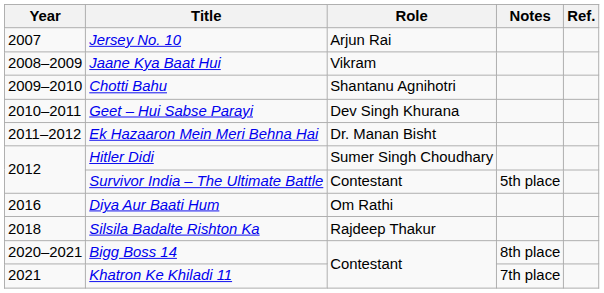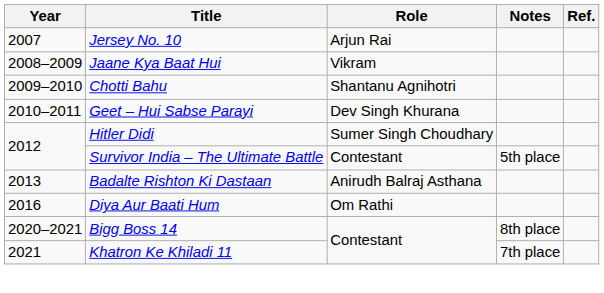- row: (204, 134)
+ row: (180, 181)
- row: (174, 228)
